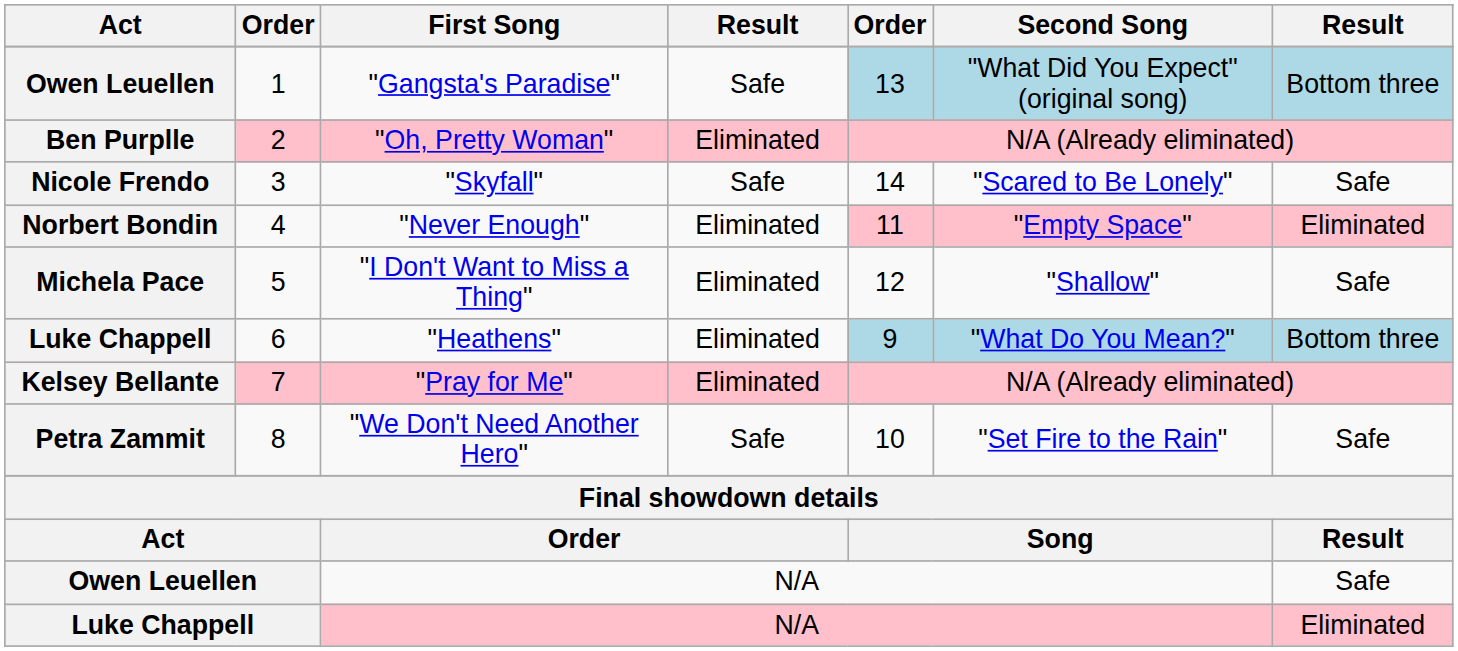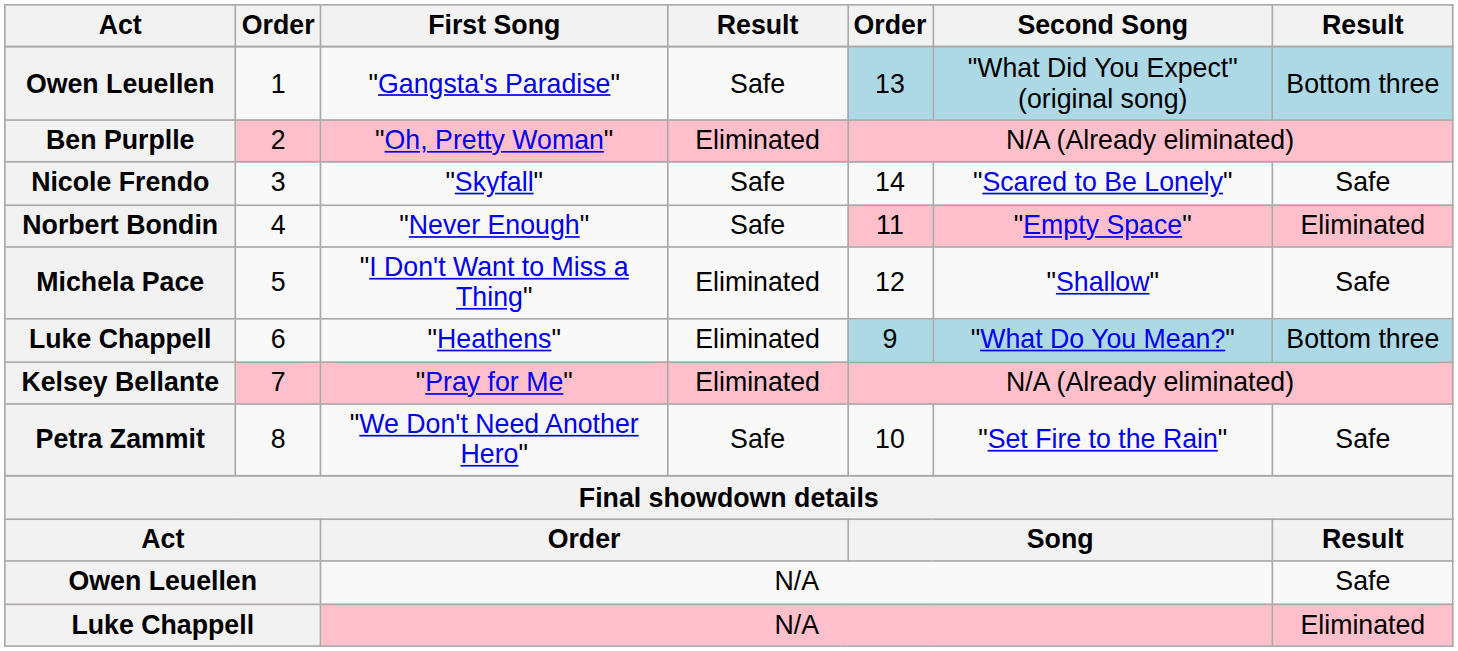(758, 225) Eliminated -> (758, 225) Safe
